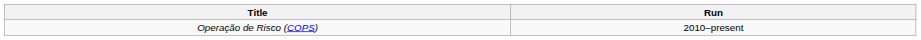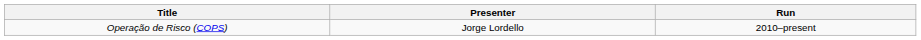+ column: (493, 12)
